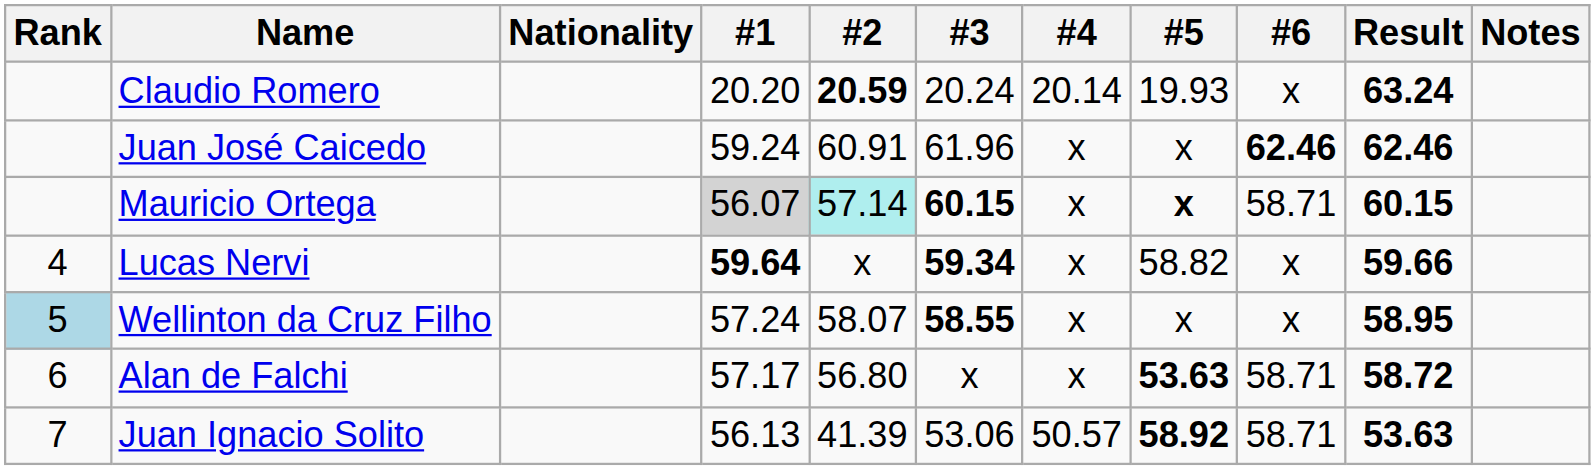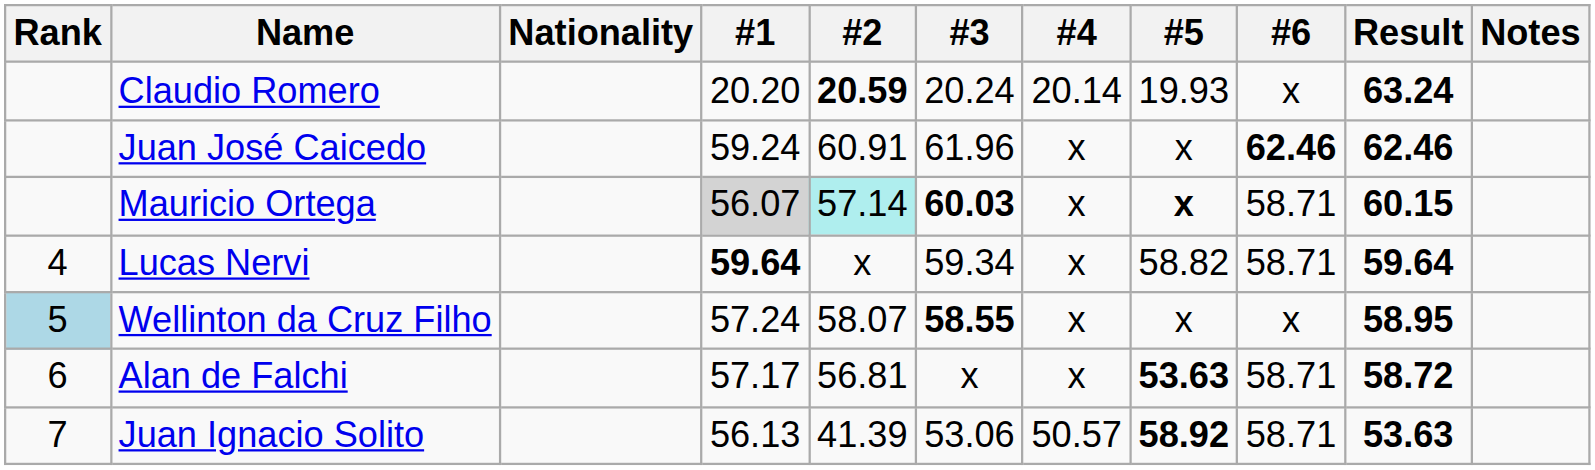(969, 205) 60.15 -> (969, 205) 60.03
(969, 262) bold -> (969, 262) normal
(1291, 262) x -> (1291, 262) 58.71
(1408, 262) 59.66 -> (1408, 262) 59.64
(862, 377) 56.80 -> (862, 377) 56.81
